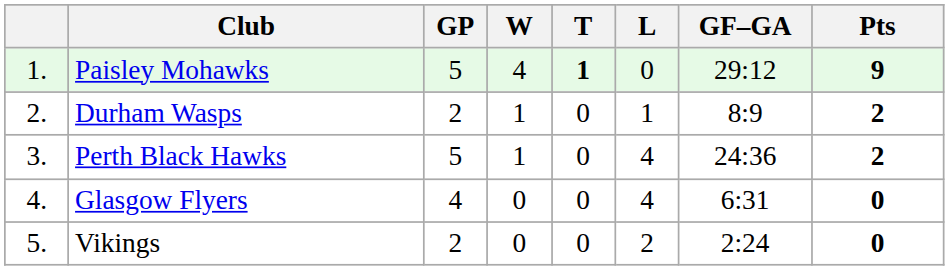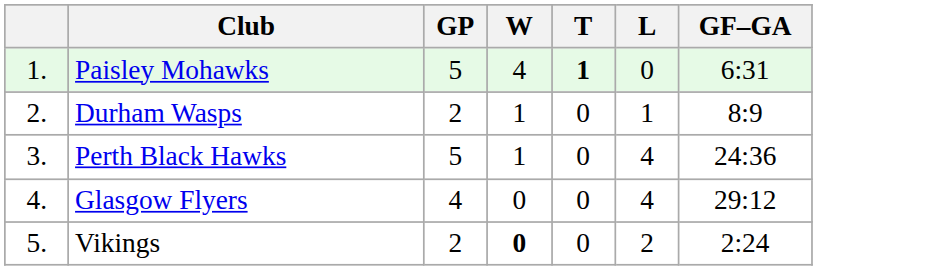- column: (877, 26)
(745, 69) 29:12 -> (745, 69) 6:31
(745, 199) 6:31 -> (745, 199) 29:12
(519, 243) normal -> (519, 243) bold
